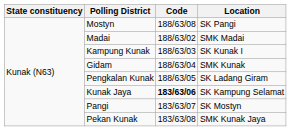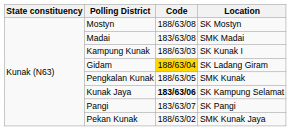(218, 24) SK Pangi -> (221, 24) SK Mostyn
(177, 38) 188/63/02 -> (177, 38) 183/63/08
(177, 65) no background -> (177, 65) gold background
(223, 65) SMK Kunak -> (234, 65) SK Ladang Giram
(234, 78) SK Ladang Giram -> (223, 78) SMK Kunak
(221, 105) SK Mostyn -> (218, 105) SK Pangi
(177, 119) 183/63/08 -> (177, 119) 188/63/02
